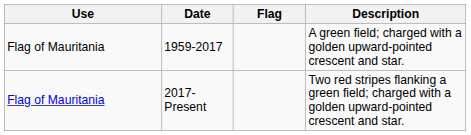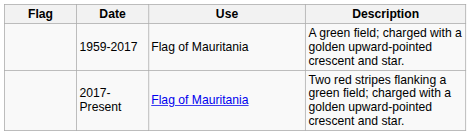columns swapped: (269, 14) <-> (83, 14)
